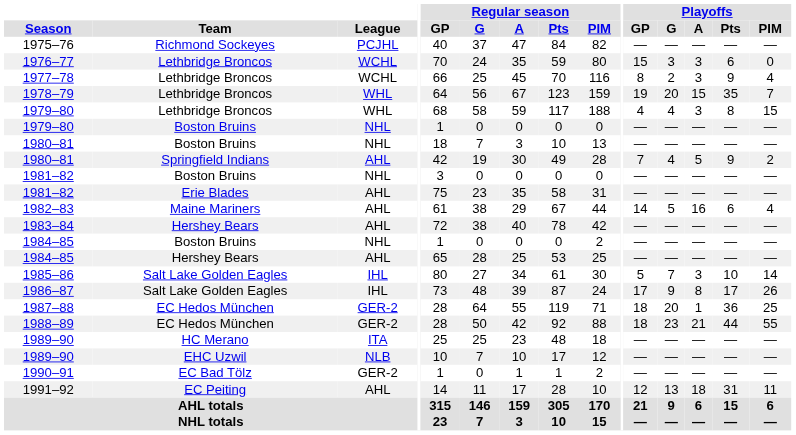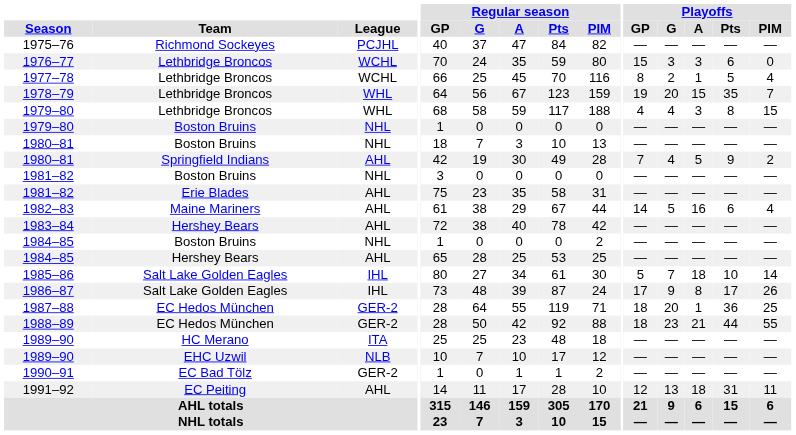(699, 77) 3 -> (699, 77) 1
(731, 77) 9 -> (731, 77) 5
(699, 274) 3 -> (699, 274) 18
